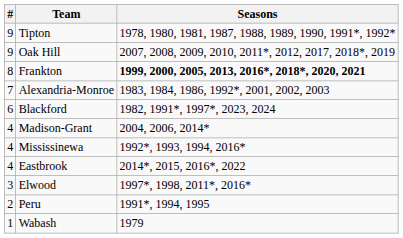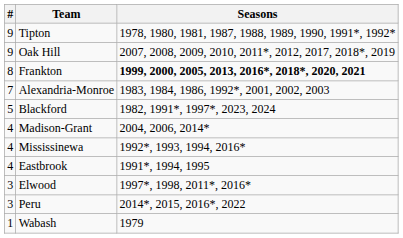(10, 109) 6 -> (10, 109) 5
(182, 166) 2014*, 2015, 2016*, 2022 -> (164, 166) 1991*, 1994, 1995
(10, 204) 2 -> (10, 204) 3
(164, 204) 1991*, 1994, 1995 -> (182, 204) 2014*, 2015, 2016*, 2022
